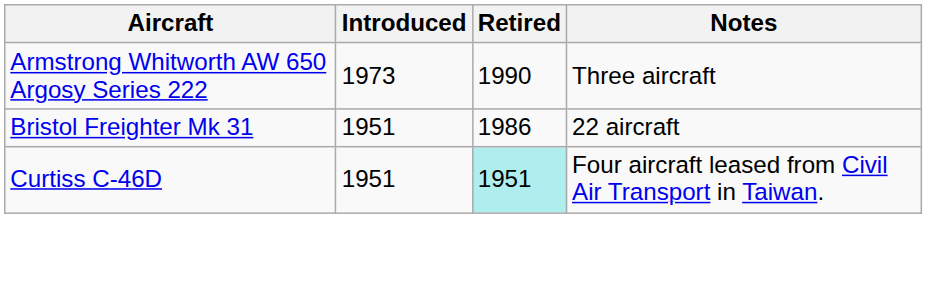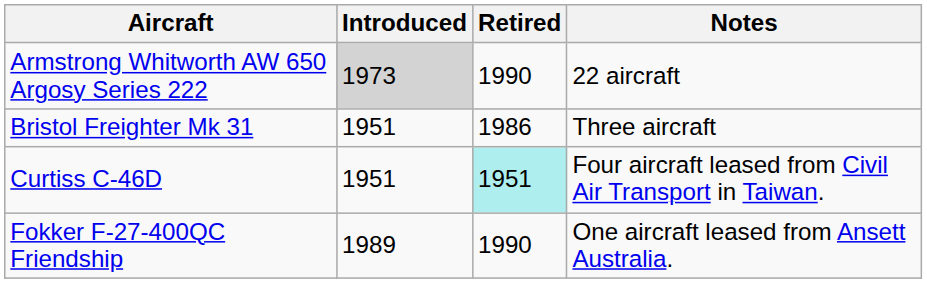(369, 75) no background -> (369, 75) lightgrey background
(644, 75) Three aircraft -> (626, 75) 22 aircraft
(626, 127) 22 aircraft -> (644, 127) Three aircraft
+ row: (118, 244)
